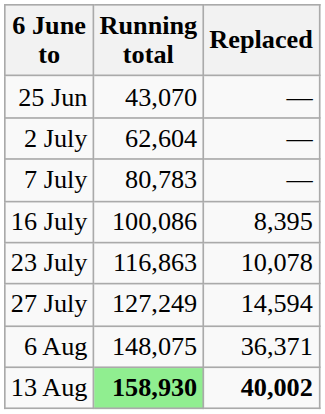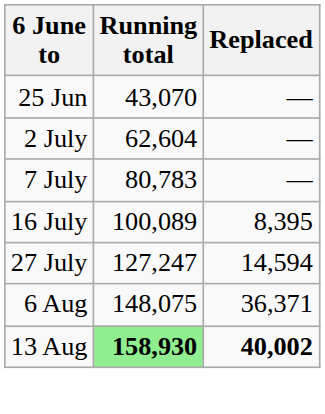(155, 221) 100,086 -> (155, 221) 100,089
- row: (49, 262)
(155, 304) 127,249 -> (155, 262) 127,247
